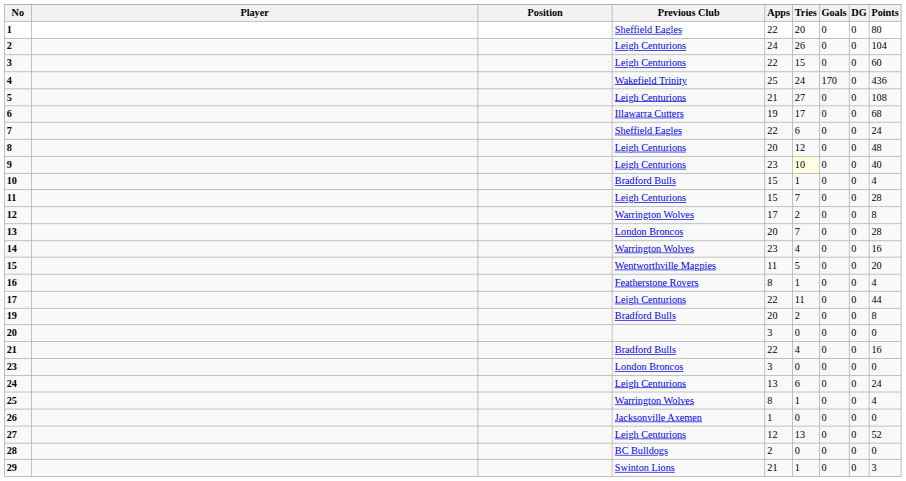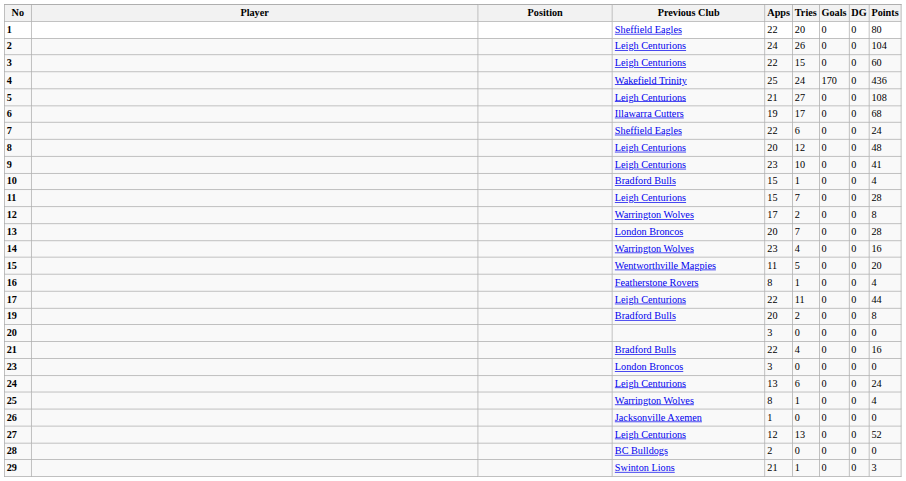(800, 165) lightyellow background -> (800, 165) no background
(877, 165) 40 -> (877, 165) 41
